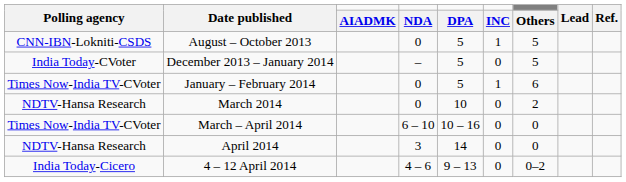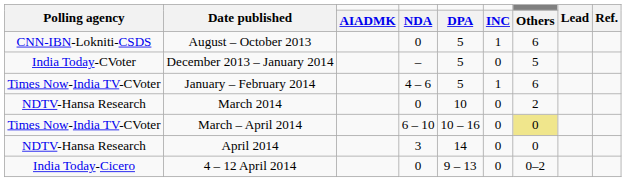(535, 41) 5 -> (535, 41) 6
(418, 83) 0 -> (418, 83) 4 – 6
(535, 124) no background -> (535, 124) khaki background
(418, 166) 4 – 6 -> (418, 166) 0
